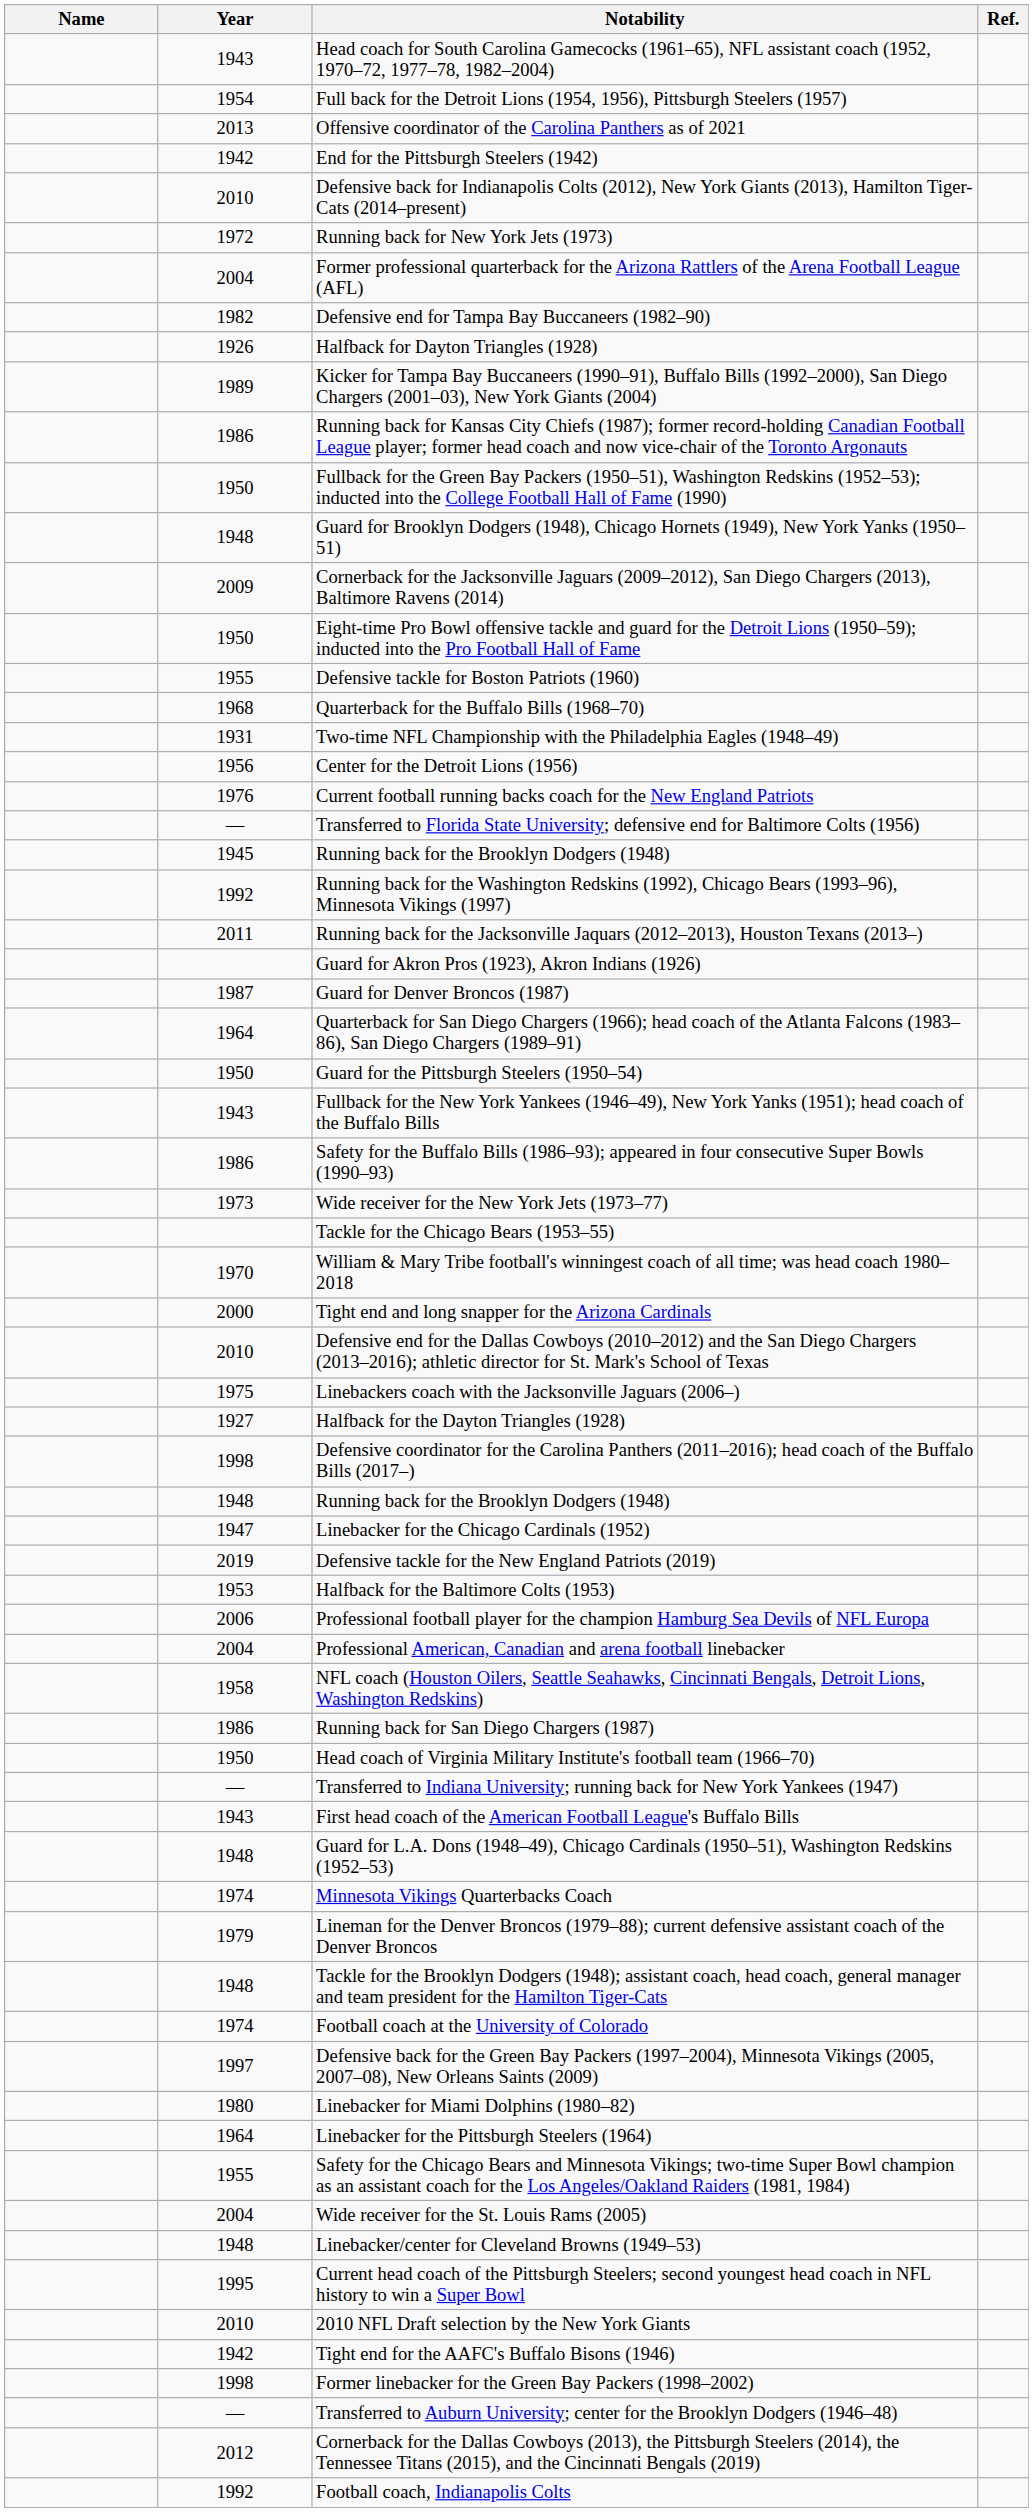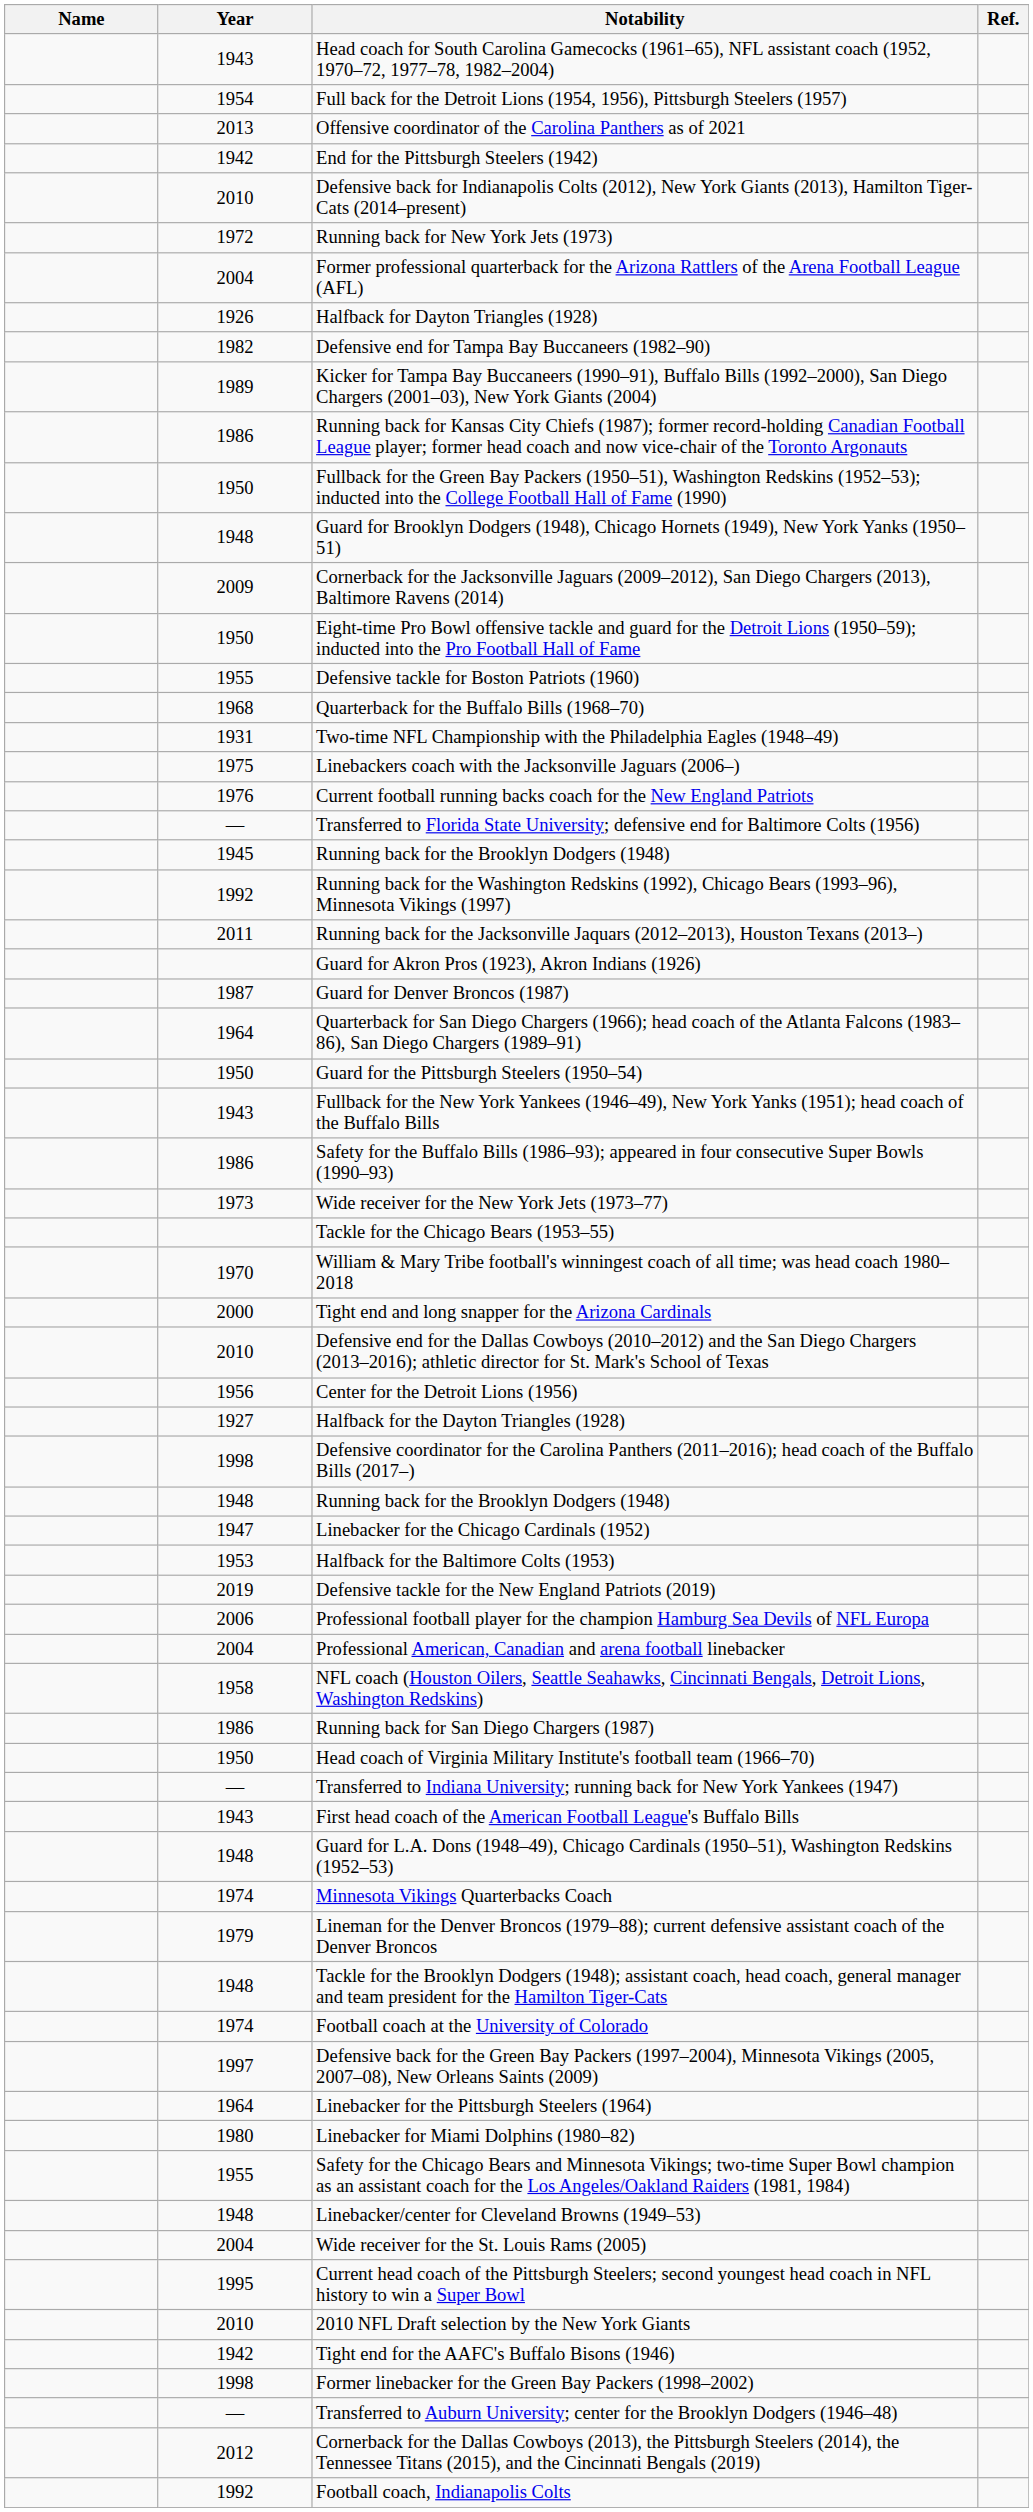rows swapped: (235, 317) <-> (235, 346)
rows swapped: (235, 1392) <-> (235, 766)
rows swapped: (235, 1589) <-> (235, 1560)
rows swapped: (235, 2106) <-> (235, 2135)
rows swapped: (235, 2215) <-> (235, 2244)
